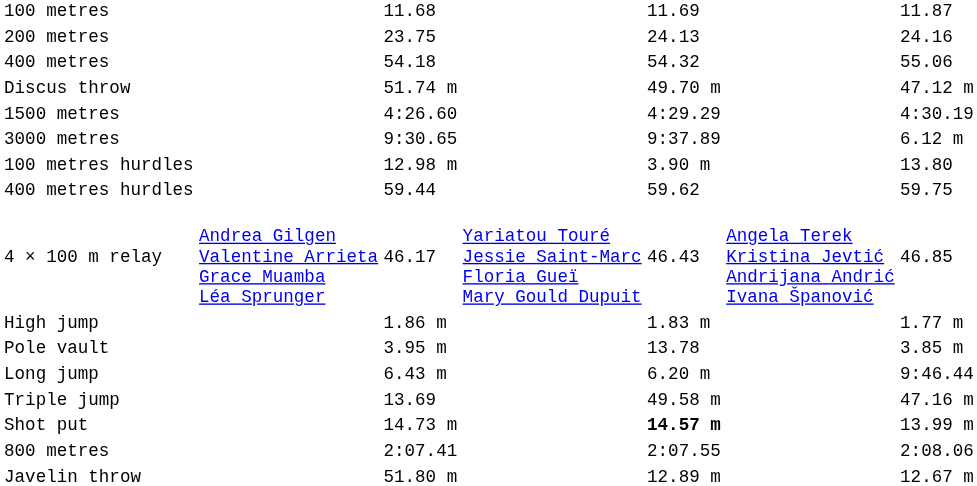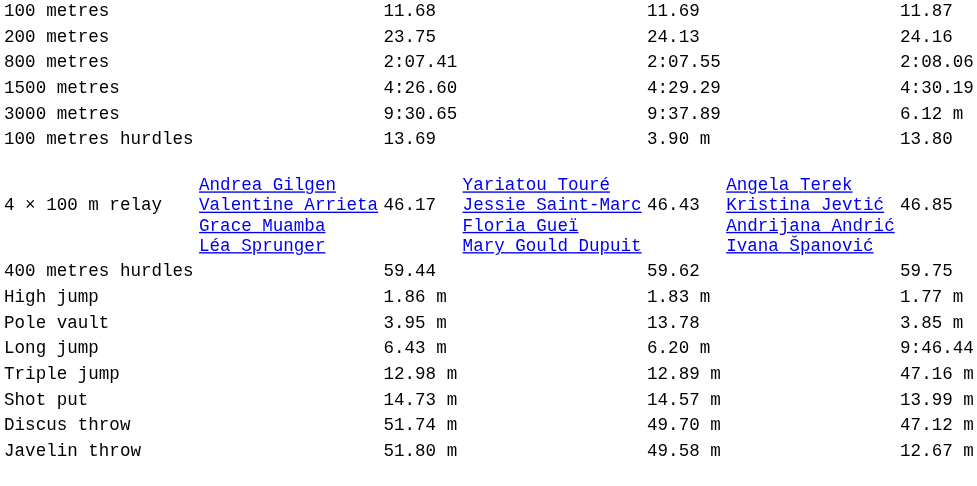- row: (57, 62)
rows swapped: (57, 451) <-> (67, 88)
(420, 165) 12.98 m -> (410, 139) 13.69
rows swapped: (99, 191) <-> (83, 257)
(410, 400) 13.69 -> (420, 374) 12.98 m
(684, 400) 49.58 m -> (684, 374) 12.89 m
(684, 426) bold -> (684, 400) normal
(684, 477) 12.89 m -> (684, 451) 49.58 m
